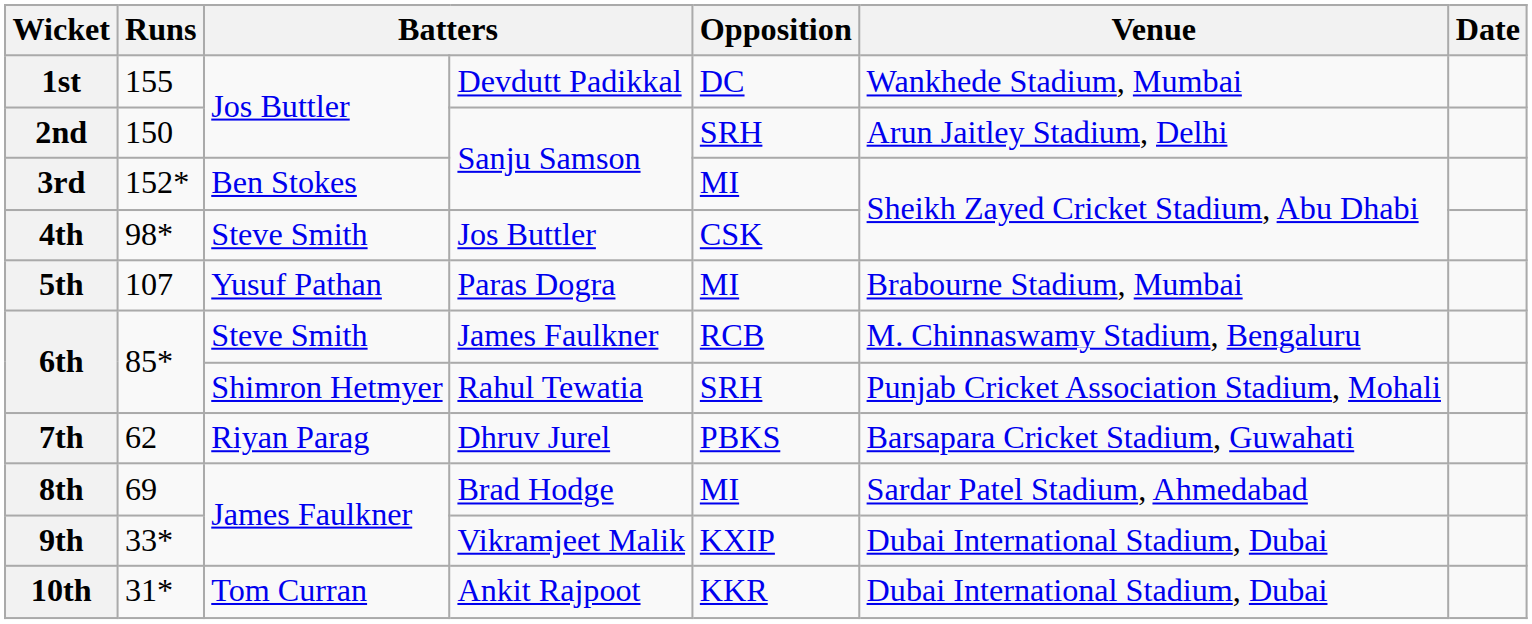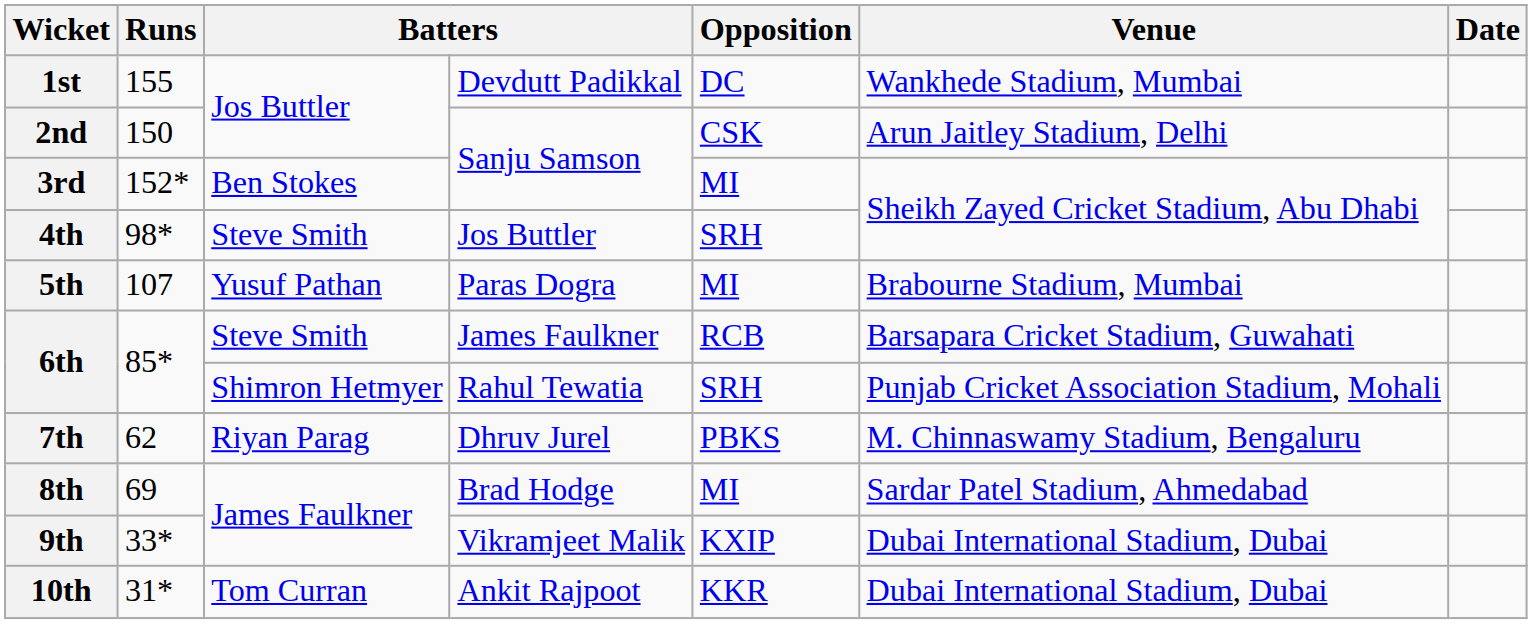(731, 132) SRH -> (731, 132) CSK
(731, 234) CSK -> (731, 234) SRH
(1114, 336) M. Chinnaswamy Stadium, Bengaluru -> (1110, 336) Barsapara Cricket Stadium, Guwahati
(1110, 438) Barsapara Cricket Stadium, Guwahati -> (1114, 438) M. Chinnaswamy Stadium, Bengaluru
